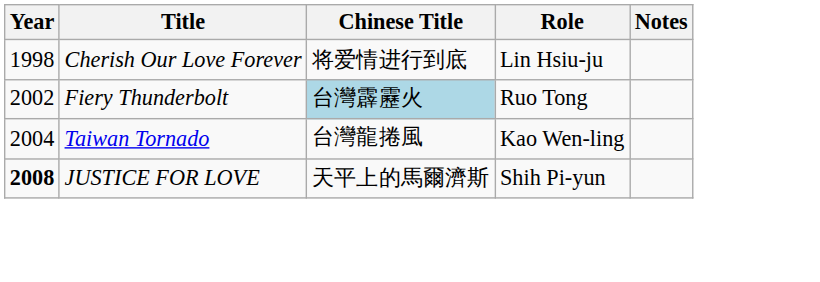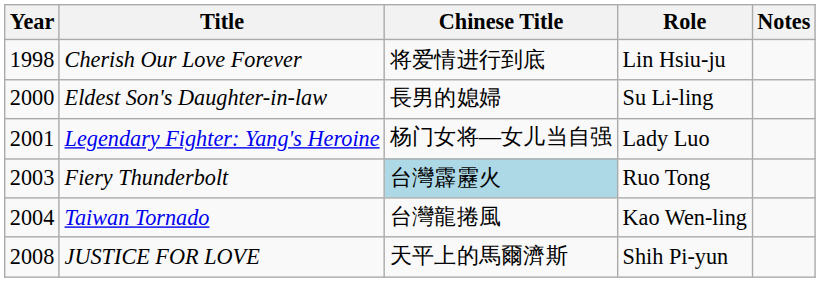+ row: (196, 98)
+ row: (222, 138)
(32, 98) 2002 -> (32, 177) 2003
(32, 177) bold -> (32, 256) normal
